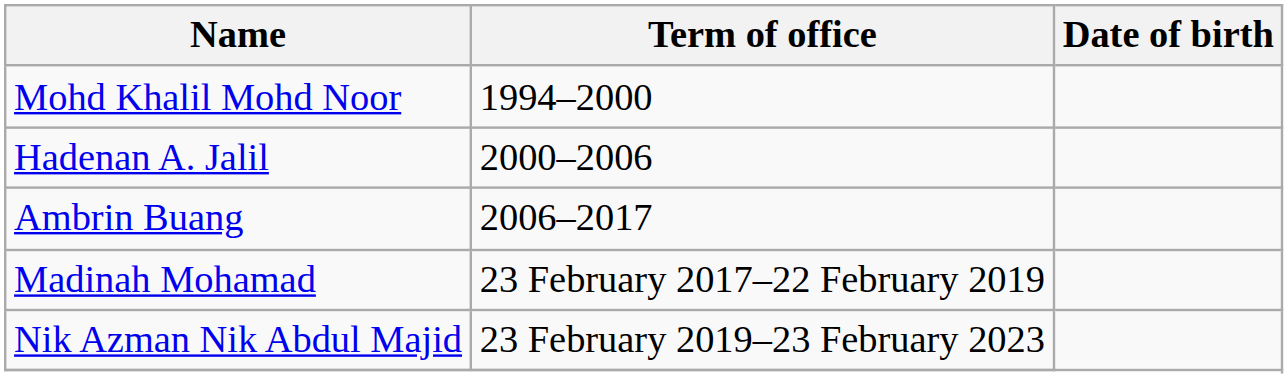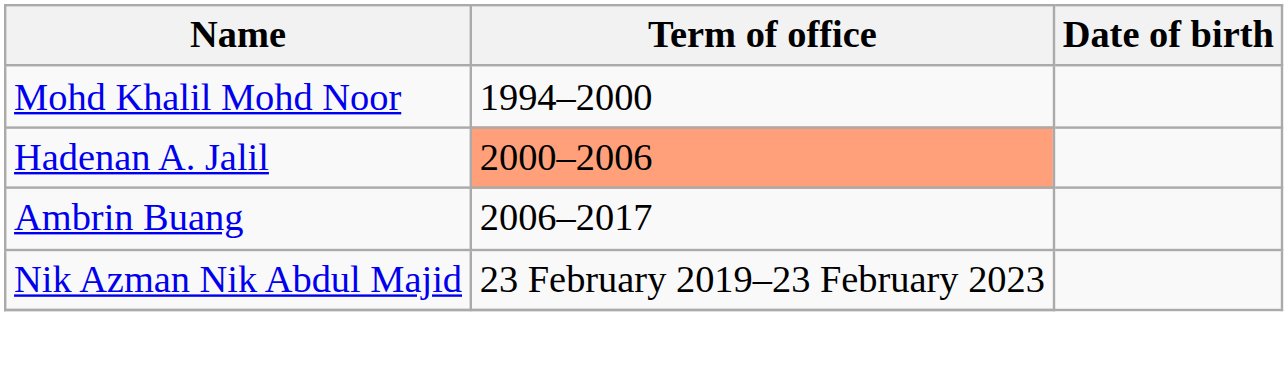(566, 156) no background -> (566, 156) lightsalmon background
- row: (165, 278)
